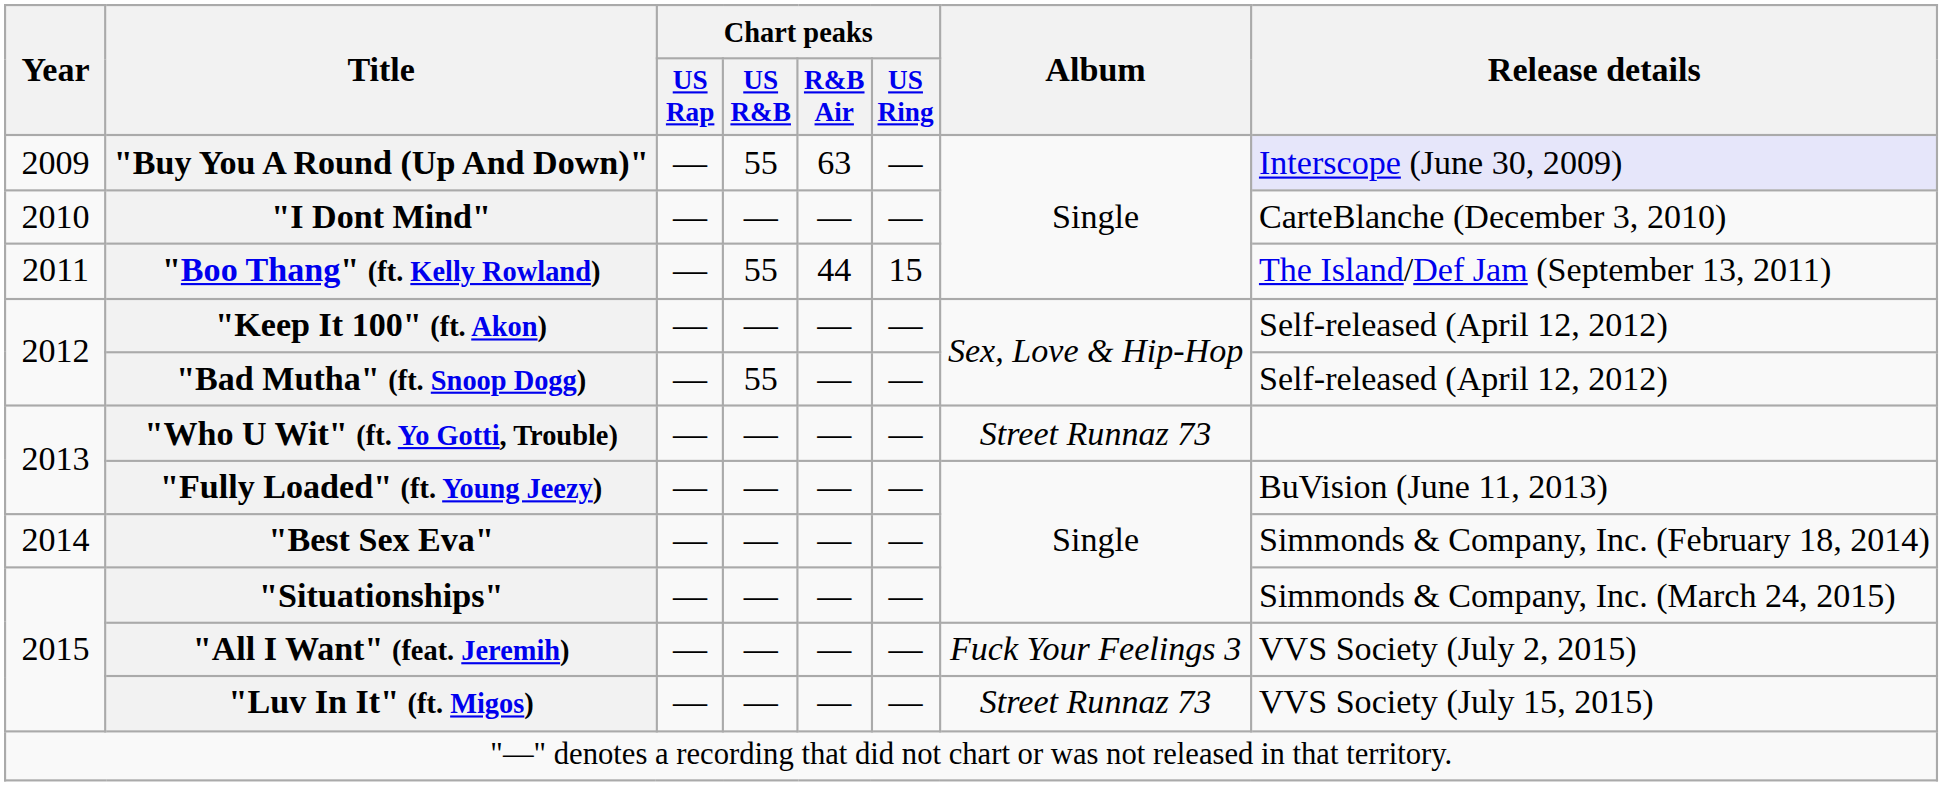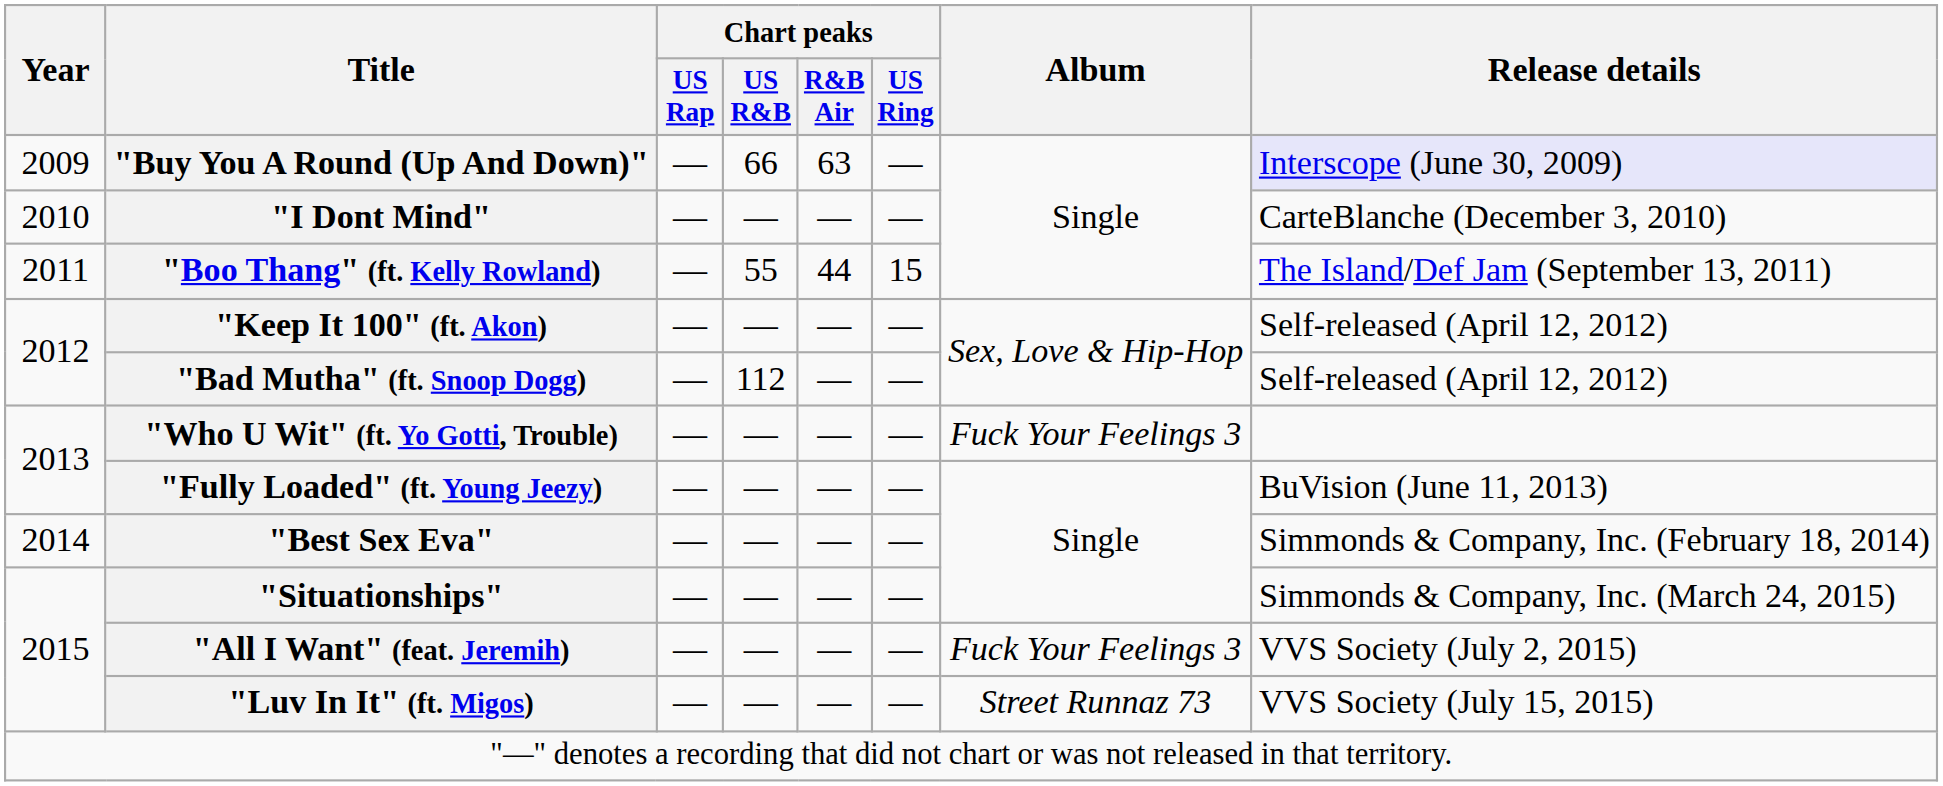(761, 162) 55 -> (761, 162) 66
(761, 378) 55 -> (761, 378) 112
(1096, 432) Street Runnaz 73 -> (1096, 432) Fuck Your Feelings 3
